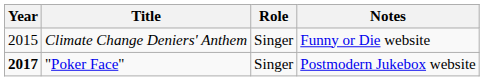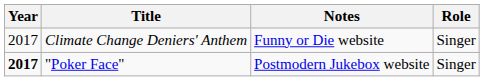columns swapped: (274, 16) <-> (388, 16)
(23, 40) 2015 -> (23, 40) 2017
